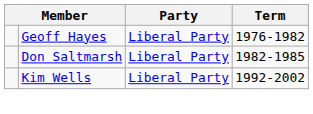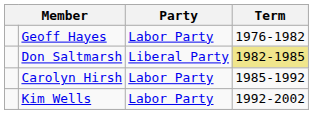(179, 36) Liberal Party -> (171, 36) Labor Party
(270, 57) no background -> (270, 57) khaki background
+ row: (72, 78)
(179, 78) Liberal Party -> (171, 99) Labor Party
